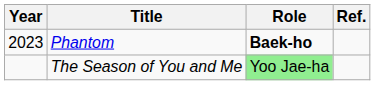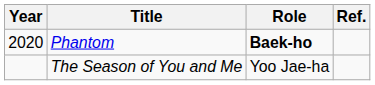(26, 42) 2023 -> (26, 42) 2020
(289, 67) lightgreen background -> (289, 67) no background
